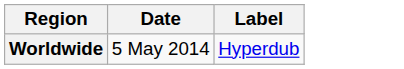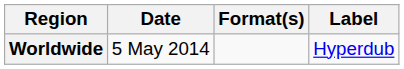+ column: (261, 19)
